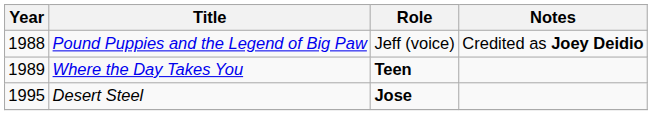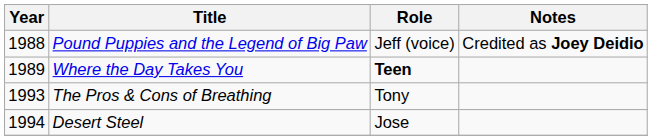+ row: (162, 95)
(27, 95) 1995 -> (27, 122) 1994
(393, 95) bold -> (392, 122) normal
